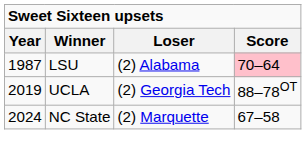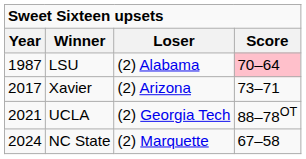+ row: (70, 88)
(25, 90) 2019 -> (25, 115) 2021
